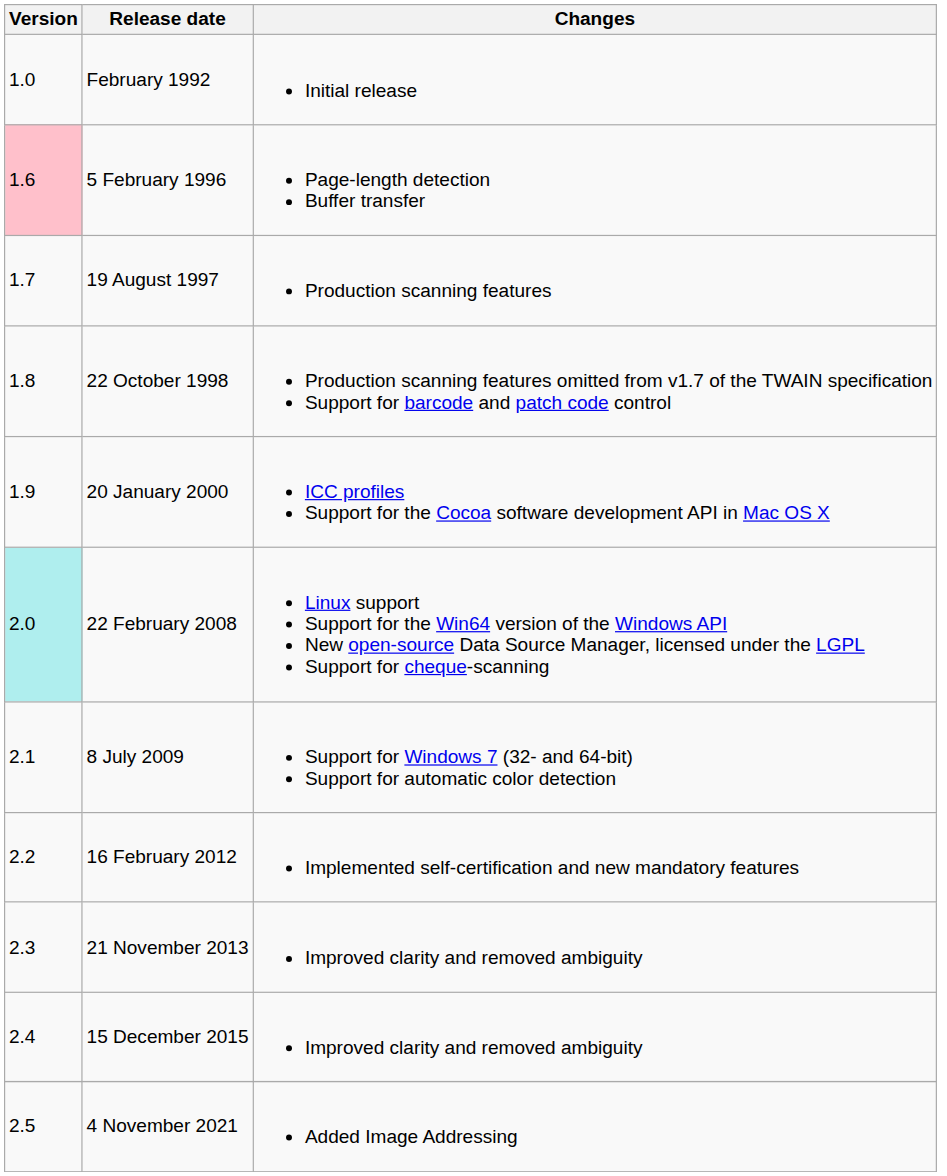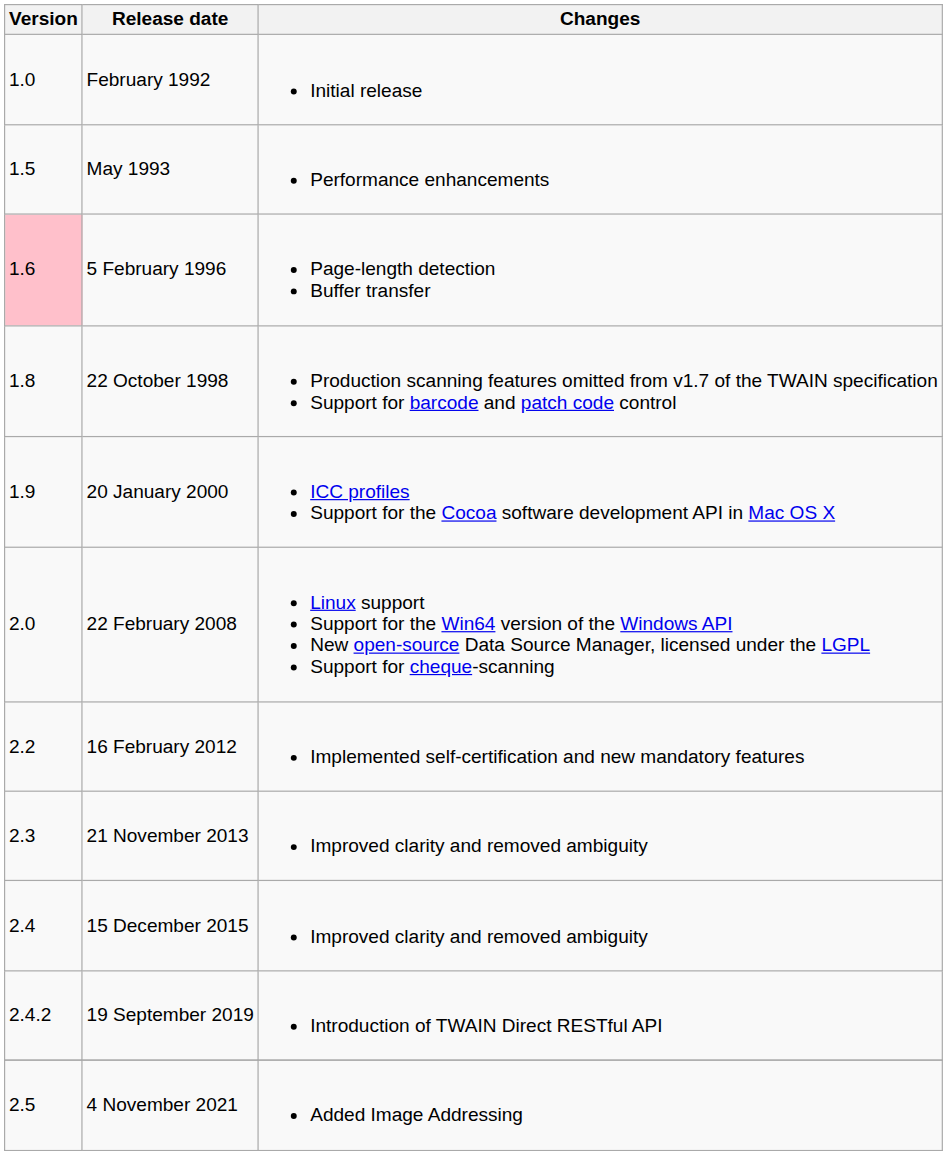+ row: (128, 169)
- row: (153, 280)
(22, 624) paleturquoise background -> (22, 624) no background
- row: (135, 756)
+ row: (170, 1015)
